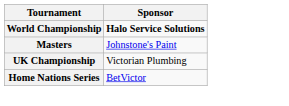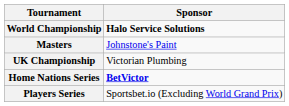(126, 77) normal -> (127, 77) bold
+ row: (54, 93)
